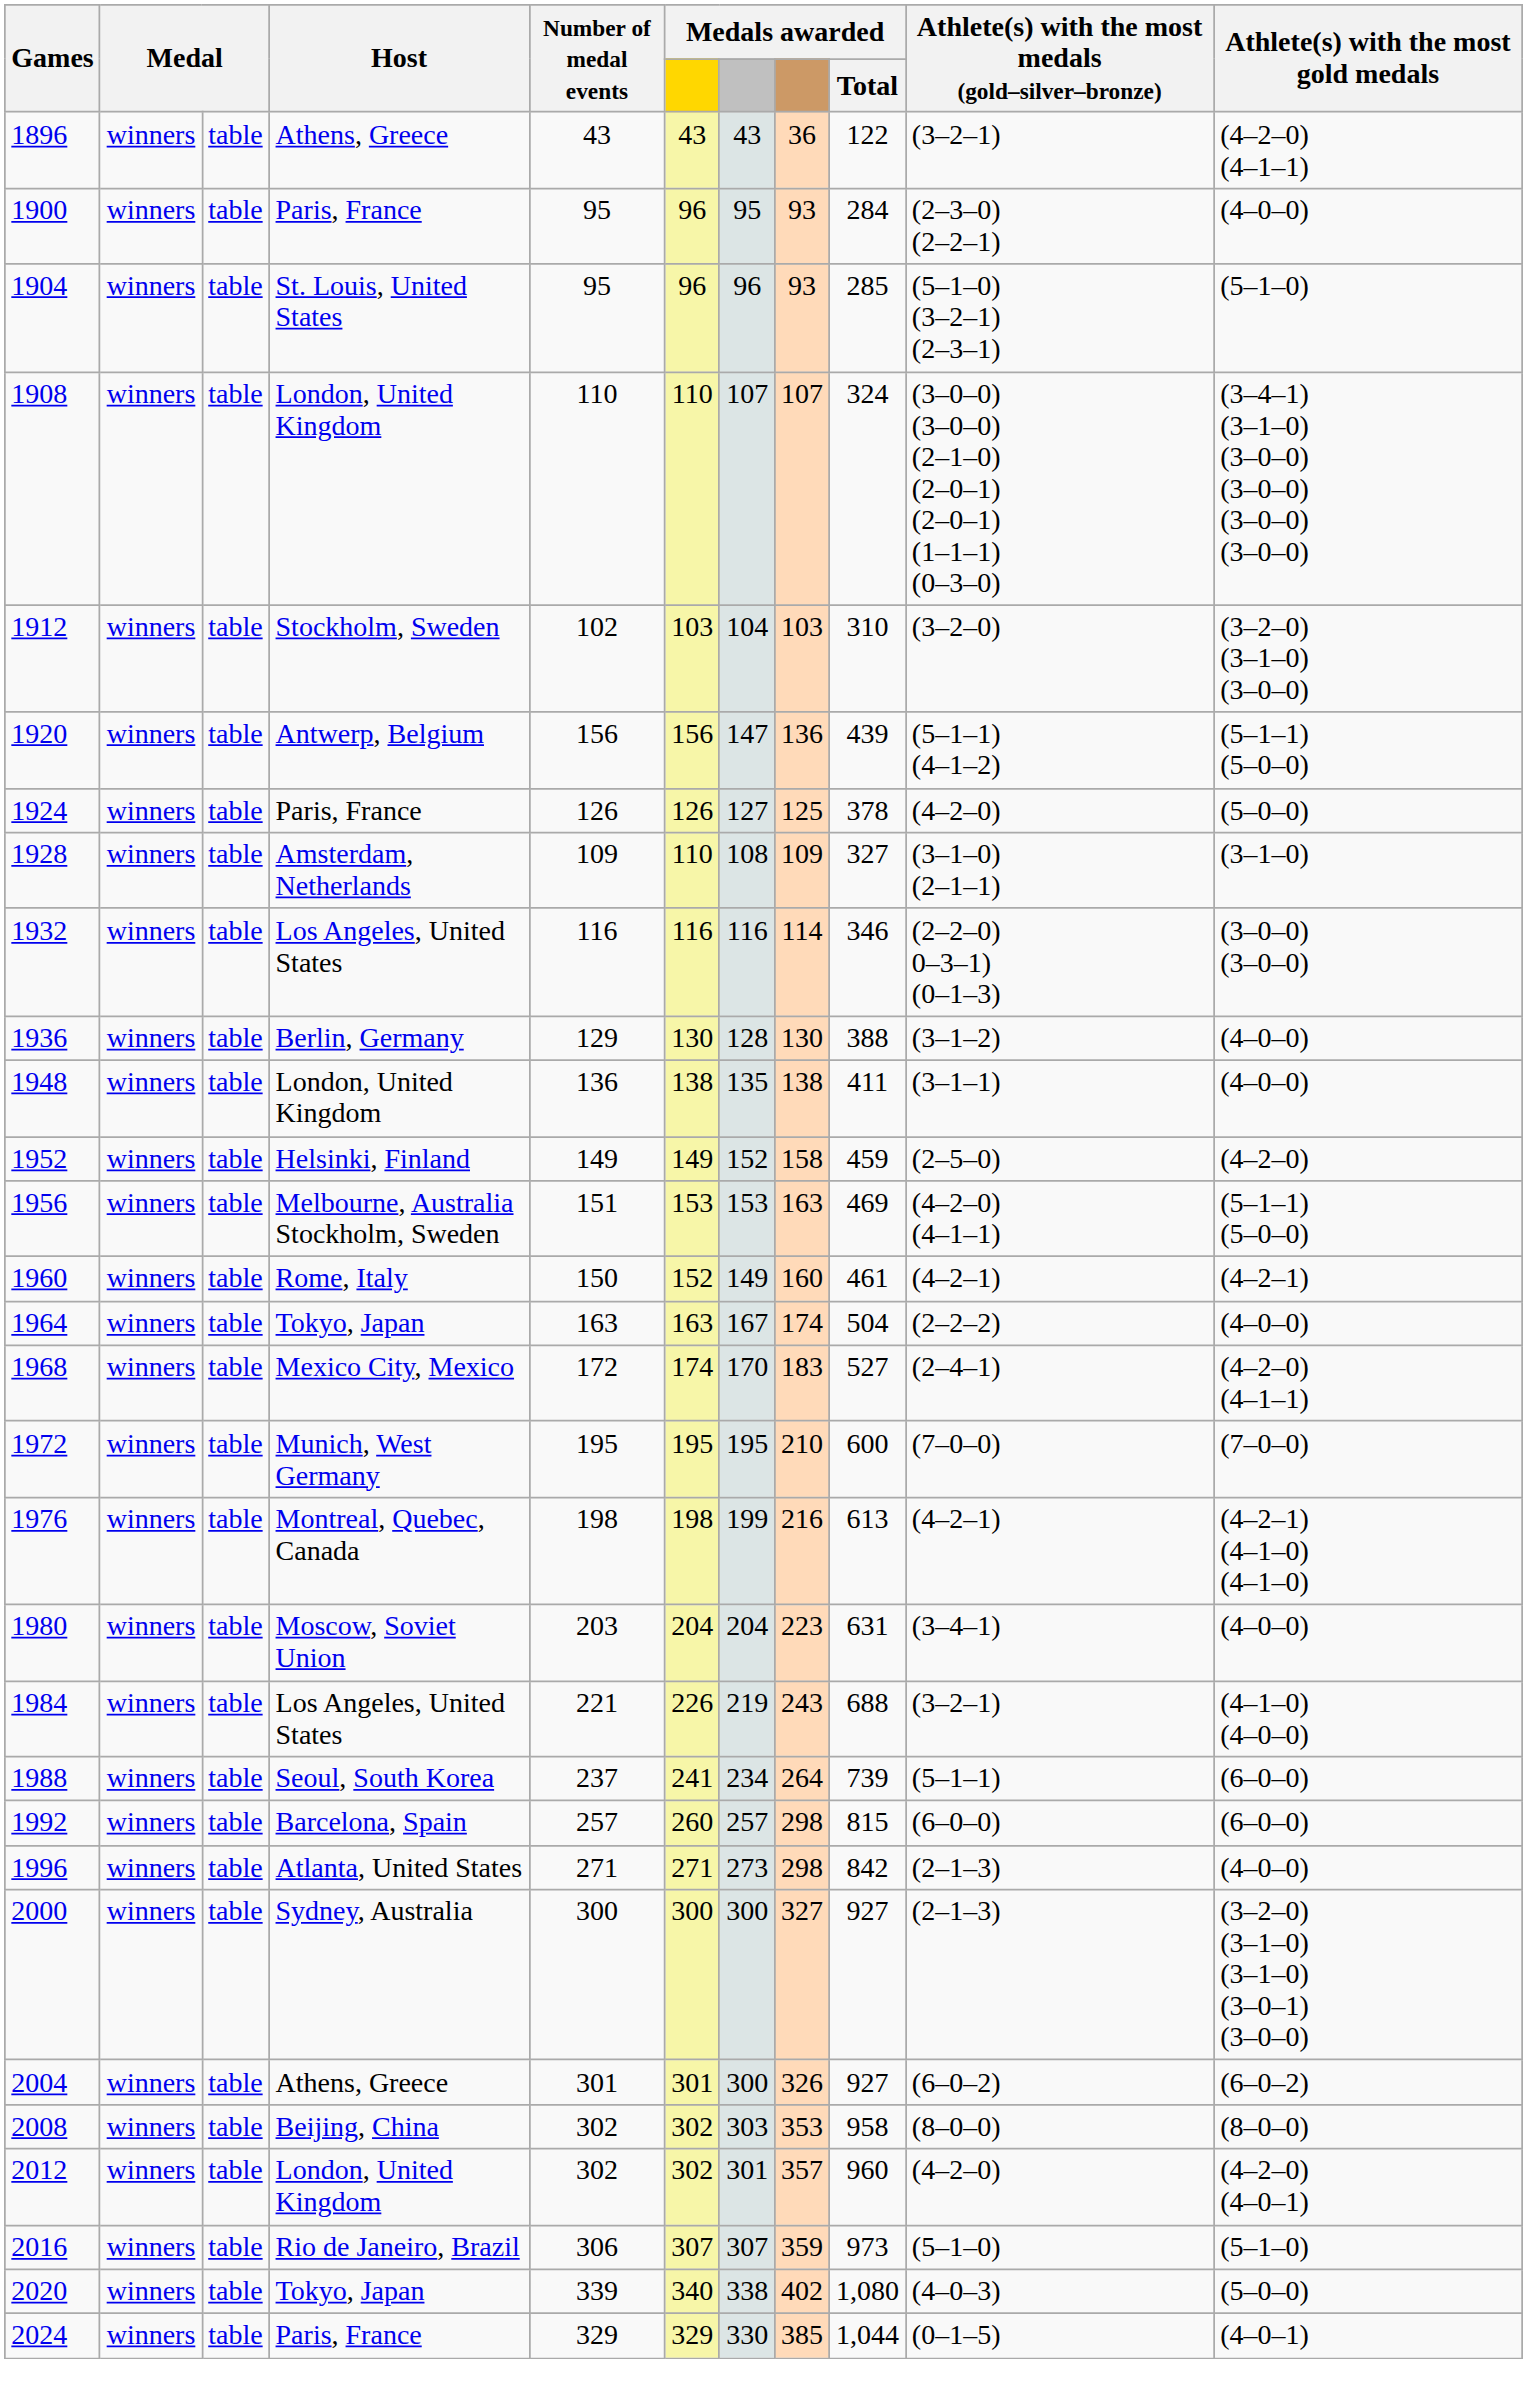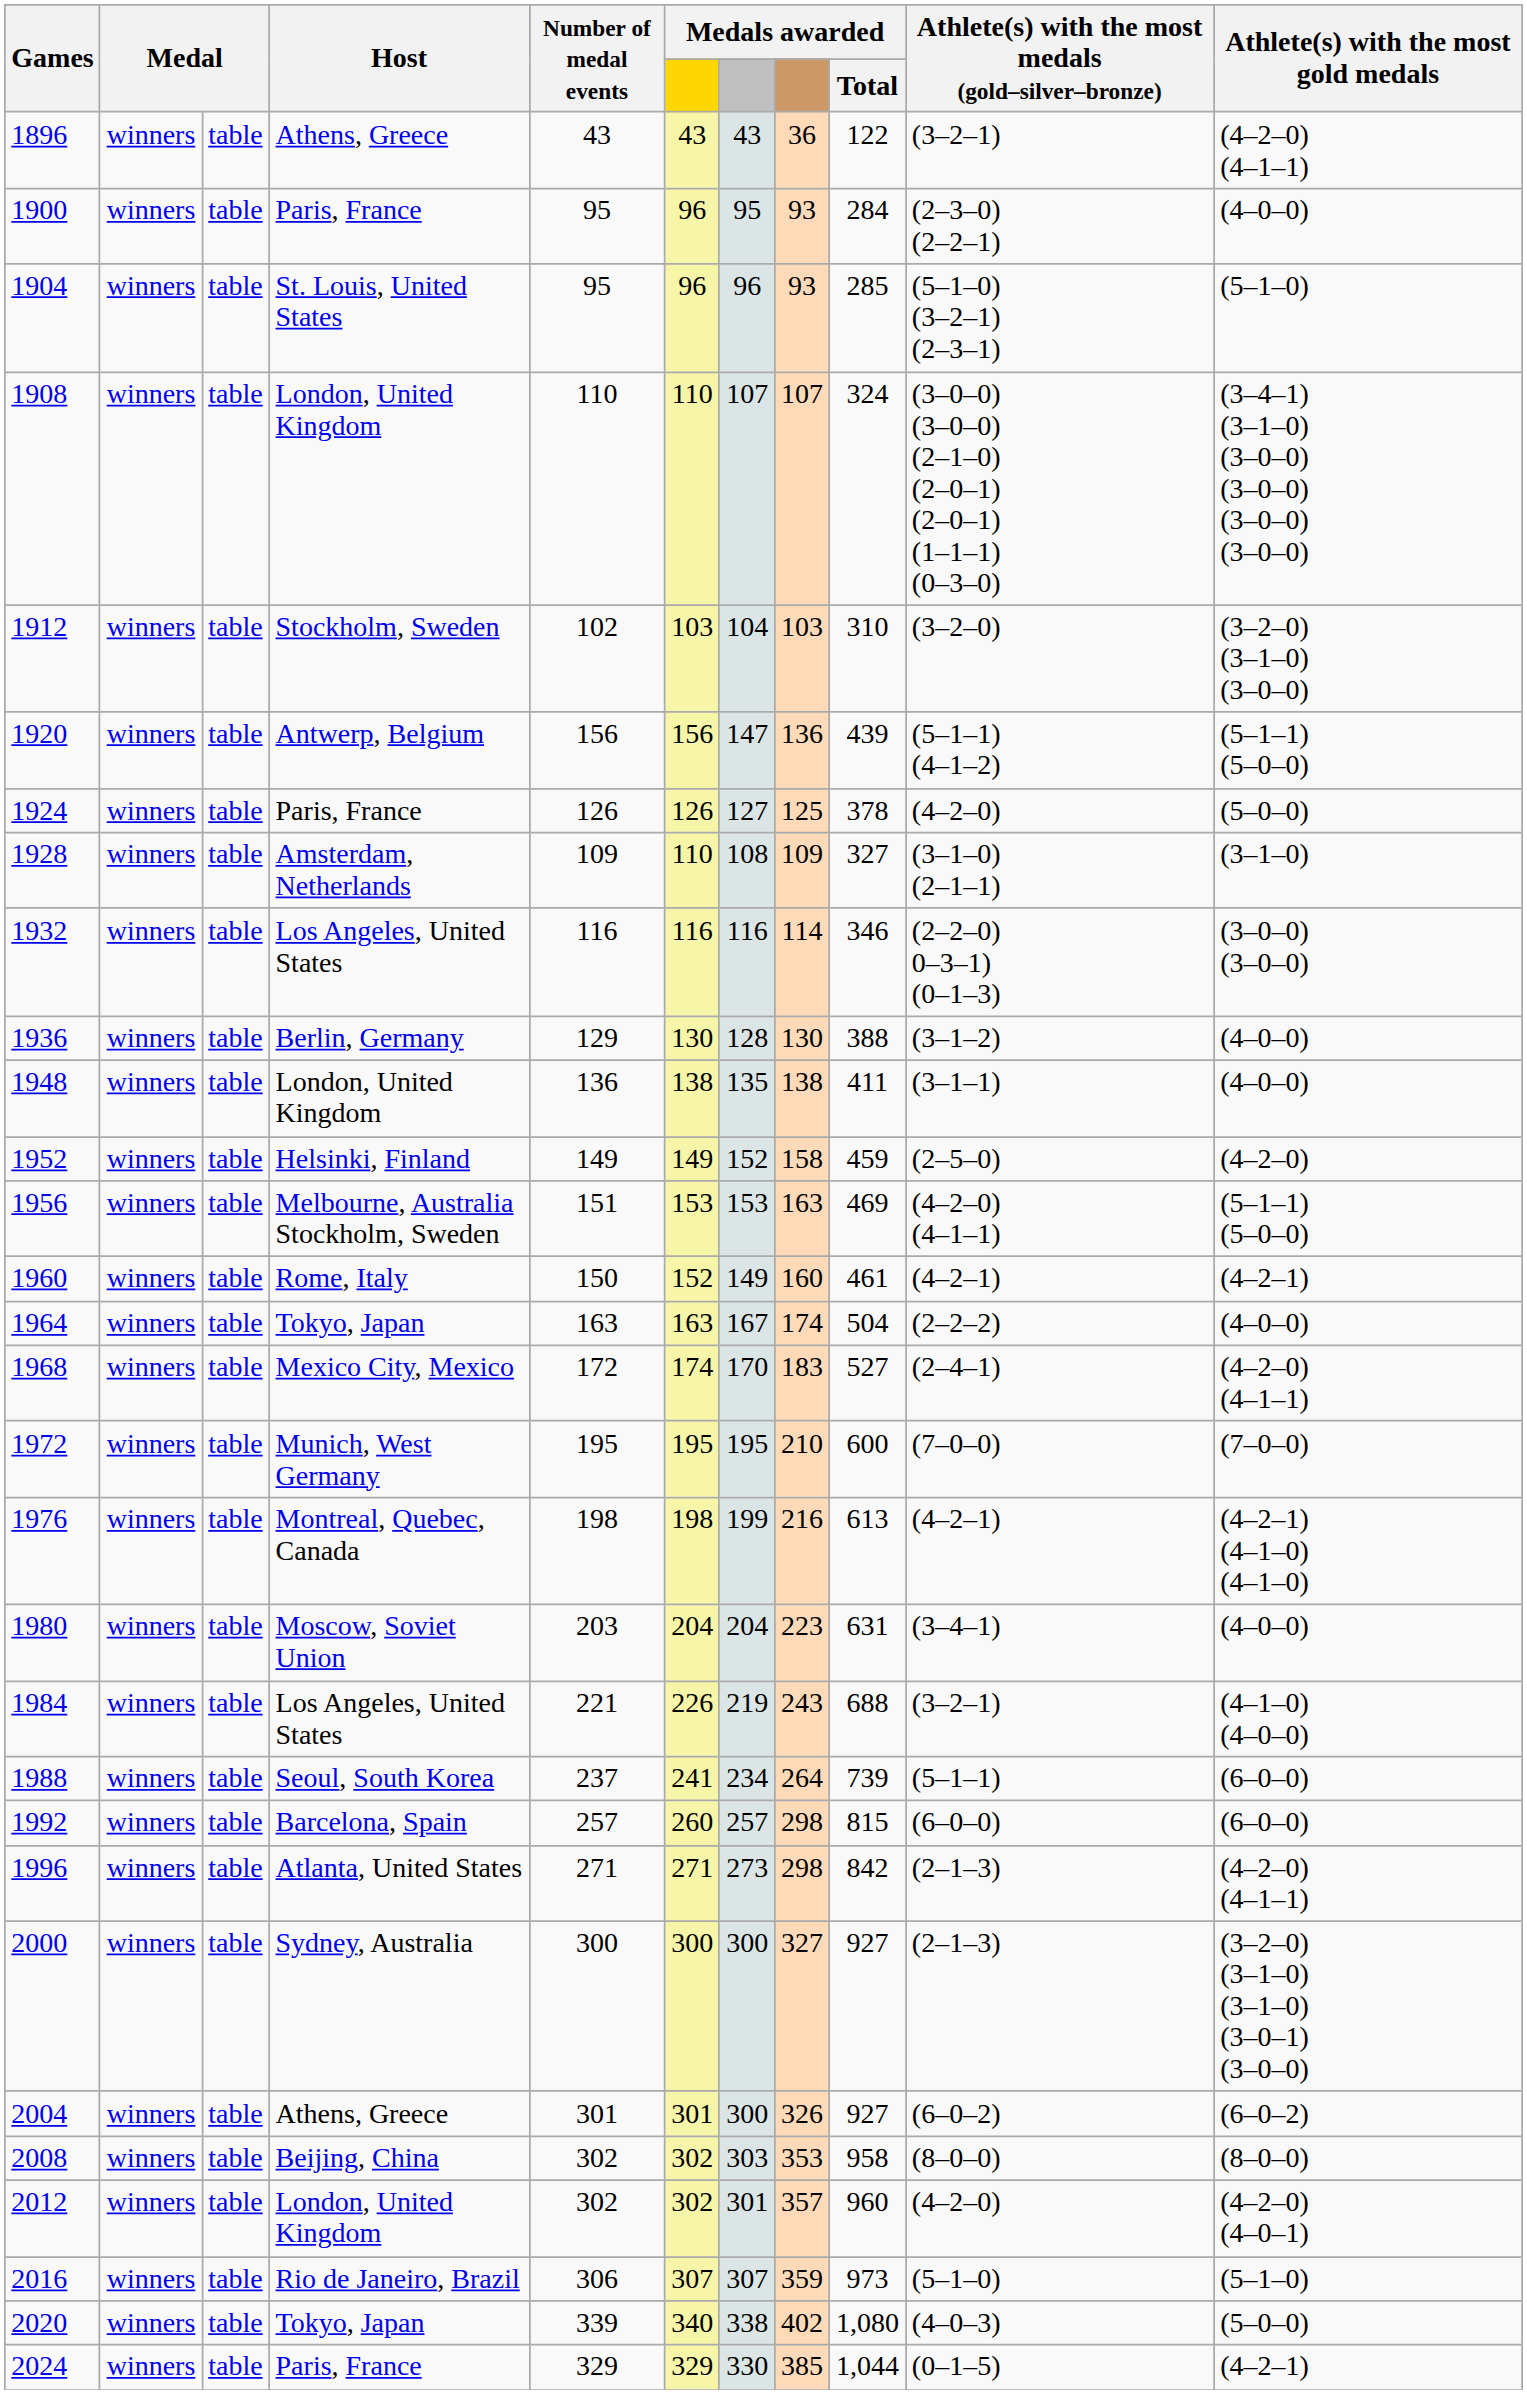(1265, 1867) (4–0–0) -> (1265, 1882) (4–2–0) (4–1–1)
(1265, 2335) (4–0–1) -> (1265, 2366) (4–2–1)
